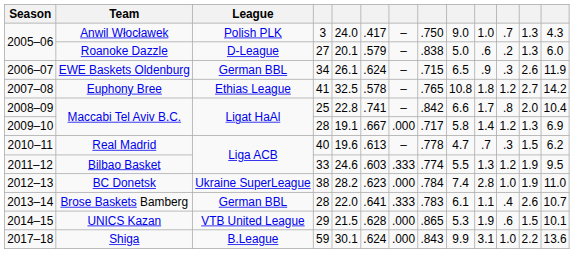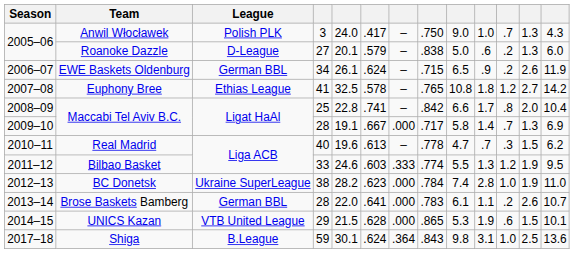(508, 70) .3 -> (508, 70) .2
(508, 127) 1.2 -> (508, 127) .7
(403, 202) .333 -> (403, 202) .000
(508, 202) .4 -> (508, 202) .2
(403, 239) .000 -> (403, 239) .364
(461, 239) 9.9 -> (461, 239) 9.8
(530, 239) 2.2 -> (530, 239) 2.5
